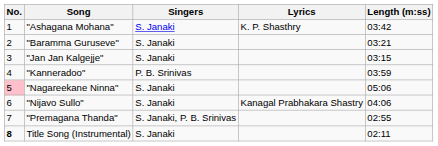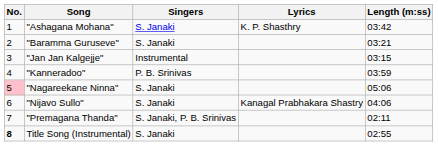(155, 58) S. Janaki -> (162, 58) Instrumental
(379, 118) 02:55 -> (379, 118) 02:11
(379, 133) 02:11 -> (379, 133) 02:55
